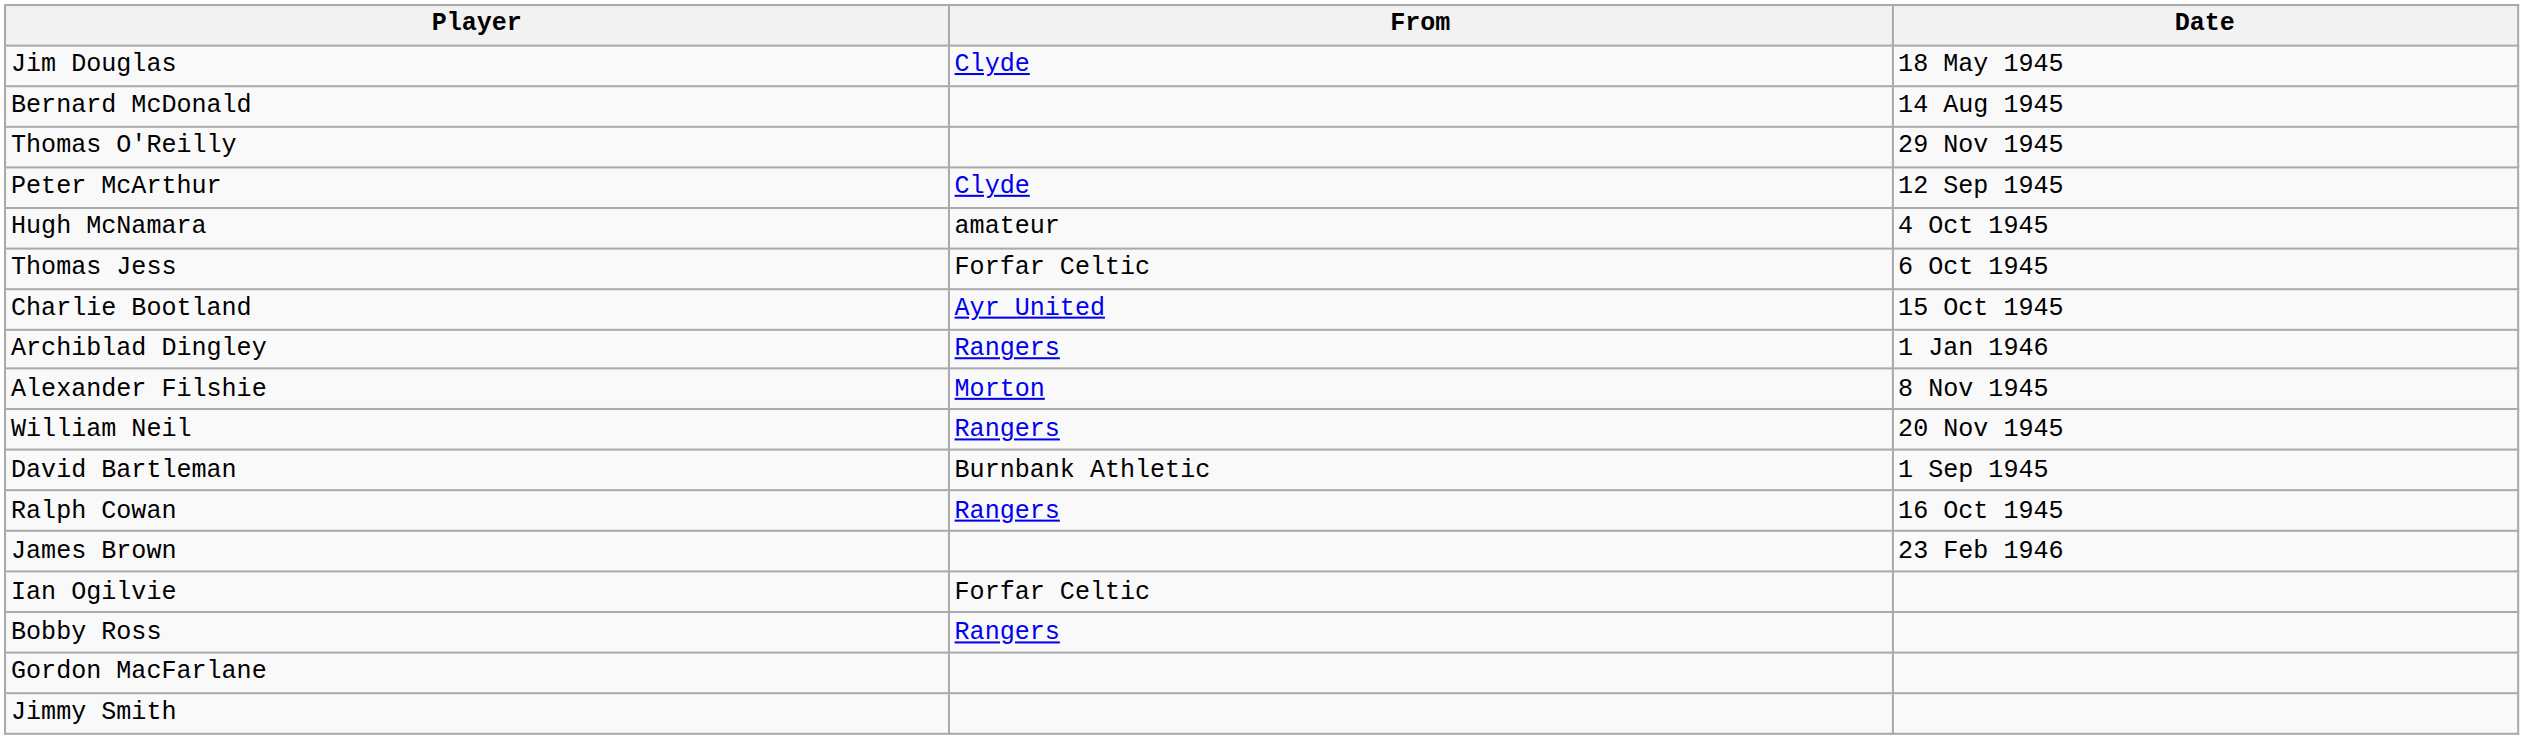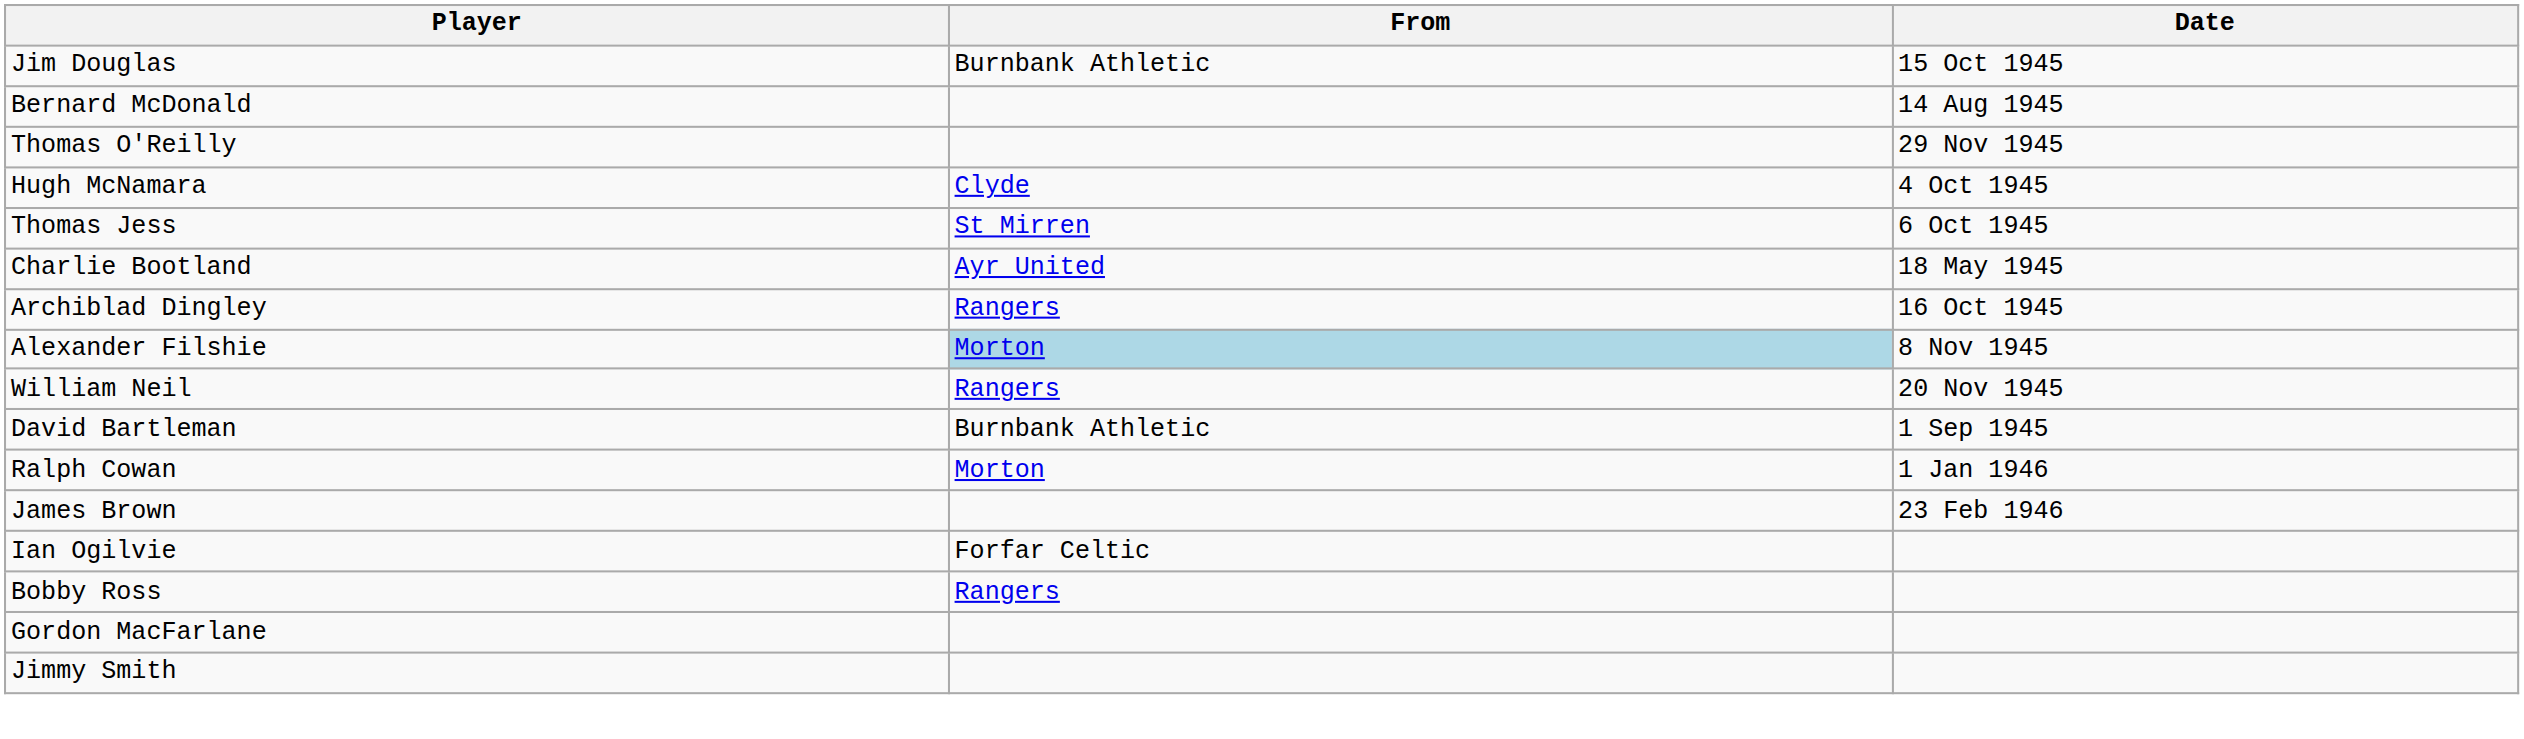(992, 66) Clyde -> (1082, 66) Burnbank Athletic
(1981, 66) 18 May 1945 -> (1981, 66) 15 Oct 1945
- row: (116, 187)
(1007, 228) amateur -> (992, 187) Clyde
(1052, 268) Forfar Celtic -> (1022, 228) St Mirren
(1981, 309) 15 Oct 1945 -> (1981, 268) 18 May 1945
(1973, 349) 1 Jan 1946 -> (1981, 309) 16 Oct 1945
(1000, 390) no background -> (1000, 349) lightblue background
(1007, 511) Rangers -> (1000, 471) Morton
(1981, 511) 16 Oct 1945 -> (1973, 471) 1 Jan 1946
